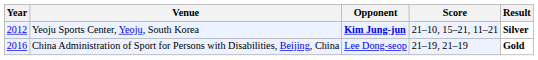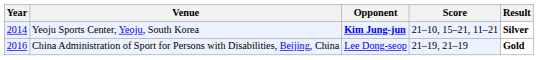(17, 30) 2012 -> (17, 30) 2014
